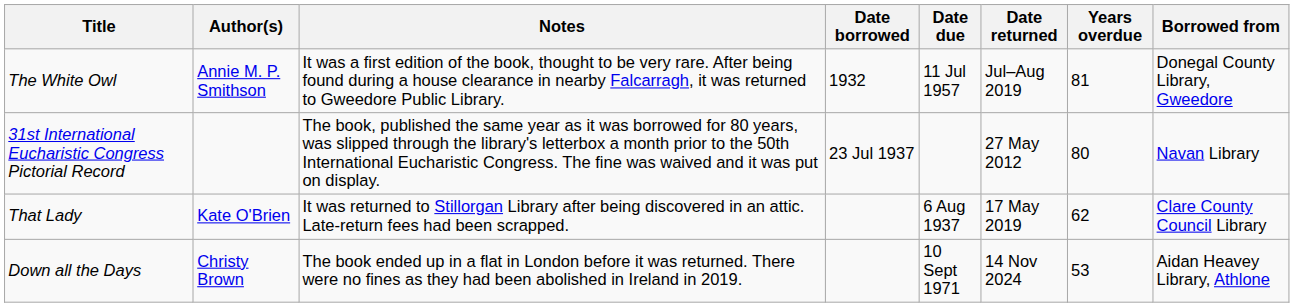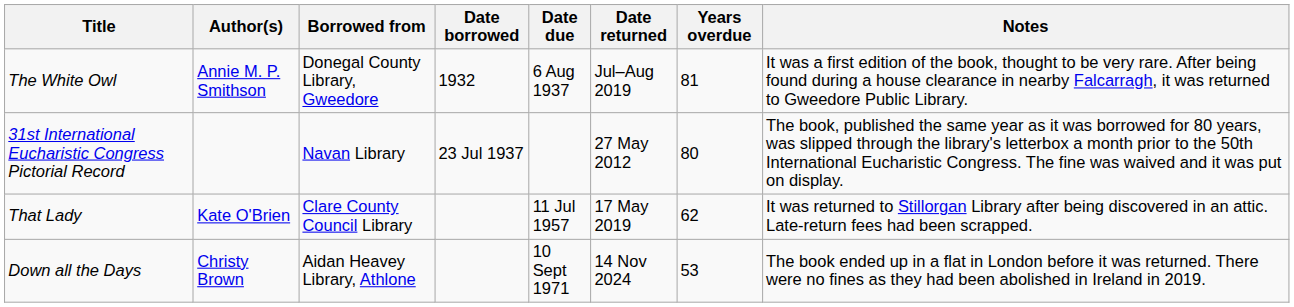columns swapped: (1221, 26) <-> (562, 26)
(945, 80) 11 Jul 1957 -> (554, 80) 6 Aug 1937
(944, 216) 6 Aug 1937 -> (554, 216) 11 Jul 1957
